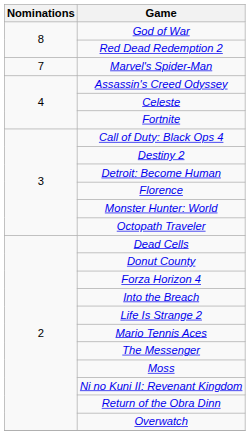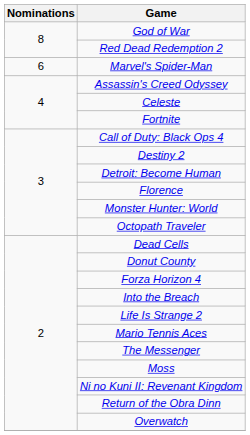(41, 66) 7 -> (41, 66) 6
